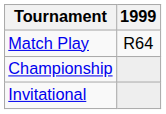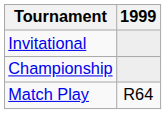rows swapped: (49, 43) <-> (47, 95)
